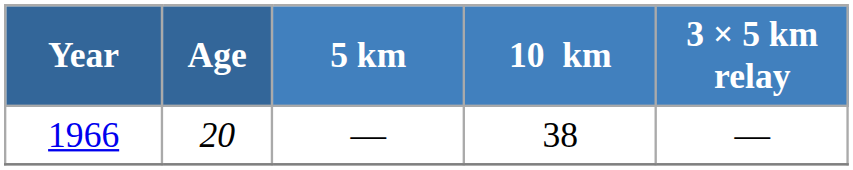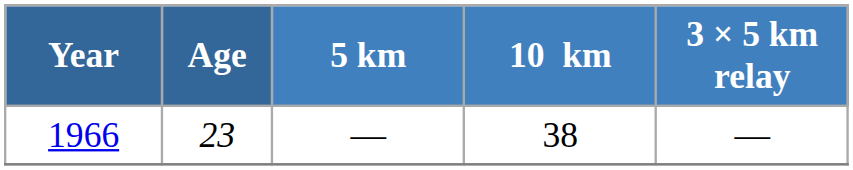(217, 134) 20 -> (217, 134) 23
